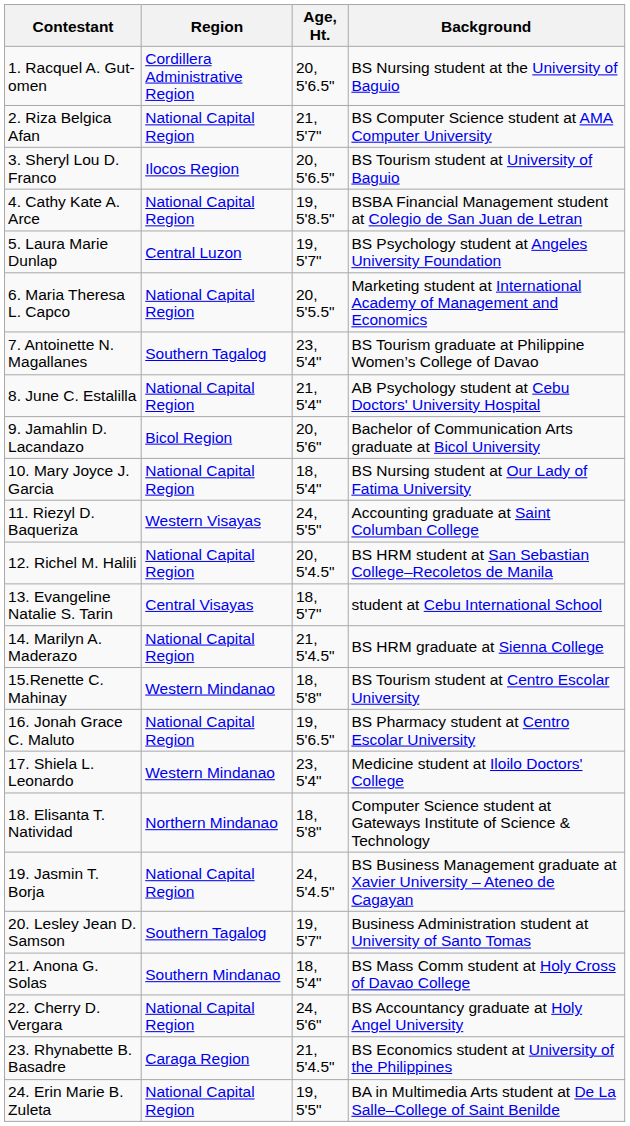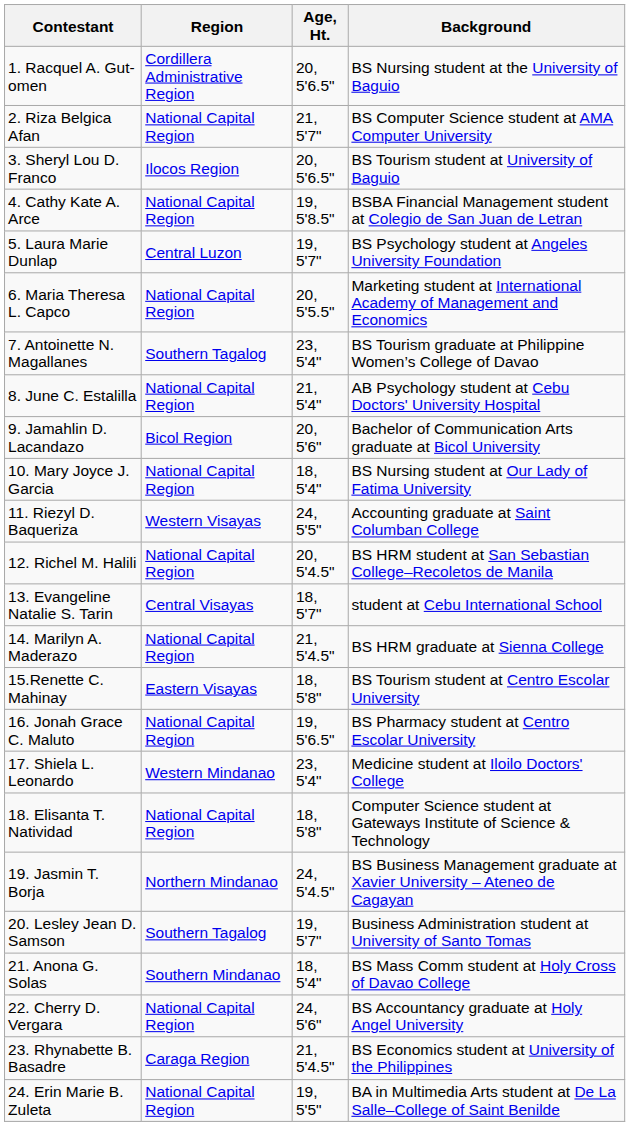(210, 689) Western Mindanao -> (201, 689) Eastern Visayas
(212, 823) Northern Mindanao -> (200, 823) National Capital Region
(200, 882) National Capital Region -> (212, 882) Northern Mindanao
